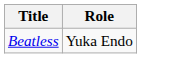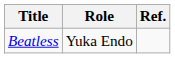+ column: (153, 16)
